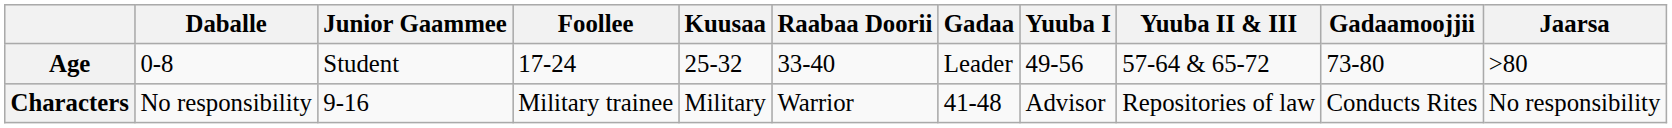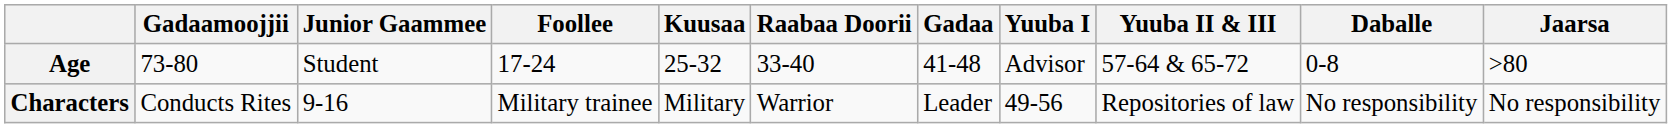columns swapped: (226, 24) <-> (1402, 24)
(978, 63) Leader -> (952, 63) 41-48
(1054, 63) 49-56 -> (1045, 63) Advisor
(973, 102) 41-48 -> (958, 102) Leader
(1065, 102) Advisor -> (1034, 102) 49-56
